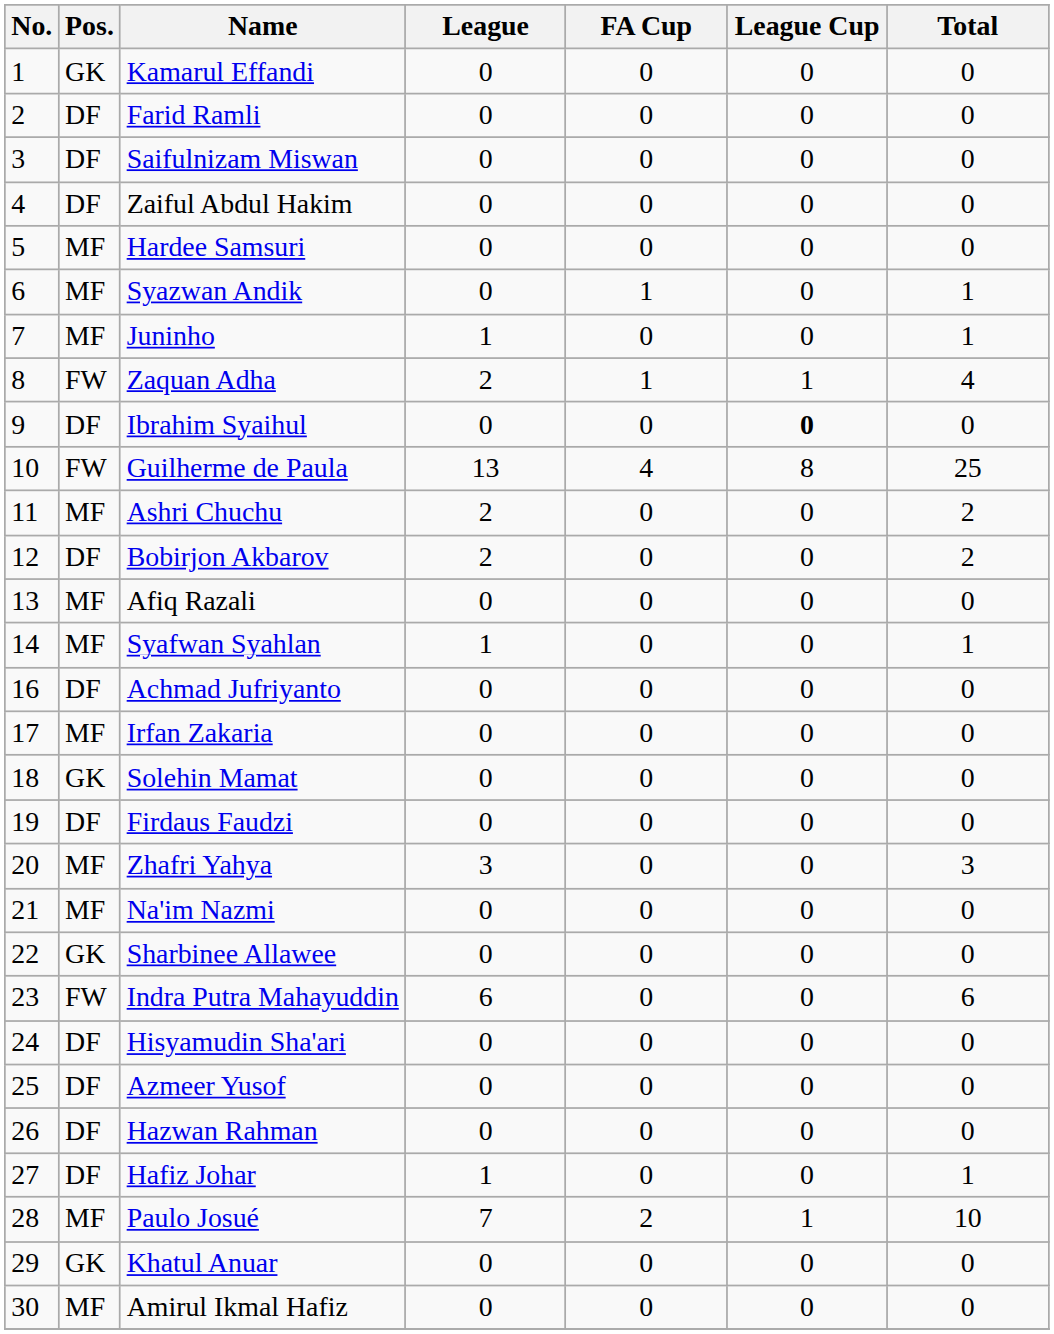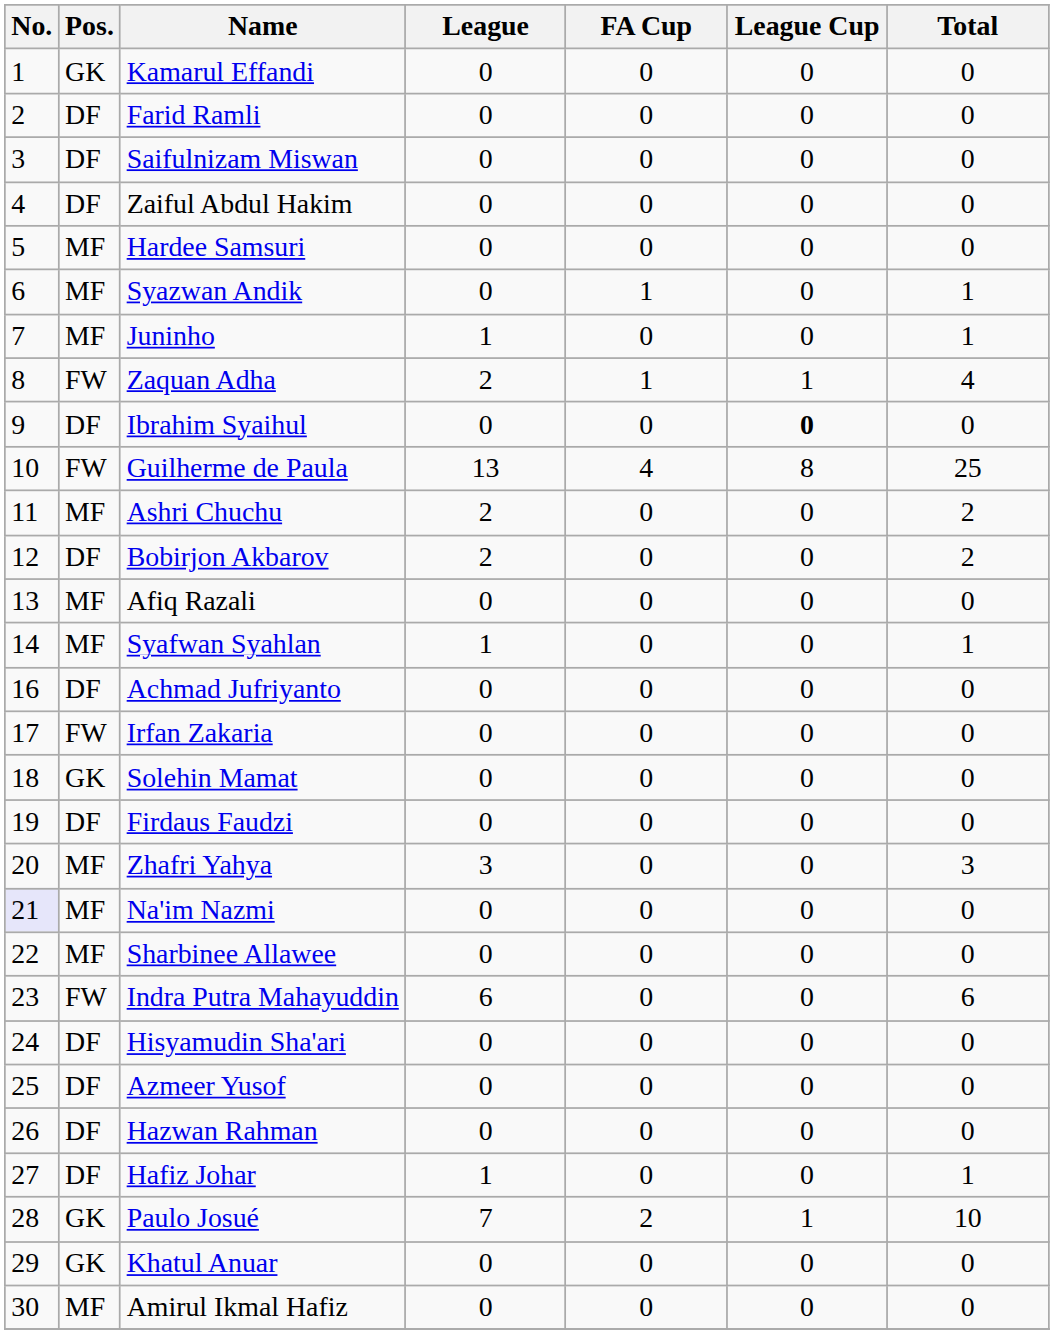(85, 733) MF -> (86, 733) FW
(25, 909) no background -> (25, 909) lavender background
(85, 953) GK -> (85, 953) MF
(85, 1218) MF -> (85, 1218) GK
